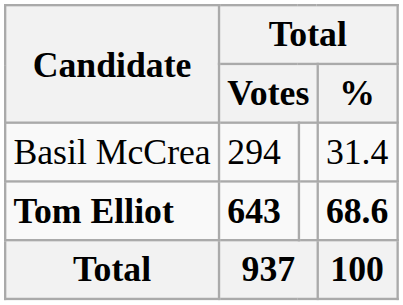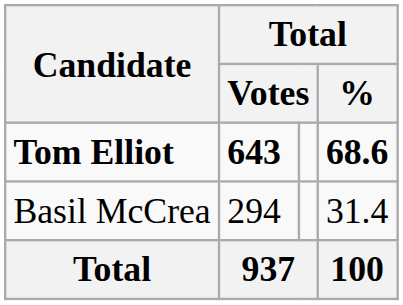rows swapped: (94, 210) <-> (112, 151)
